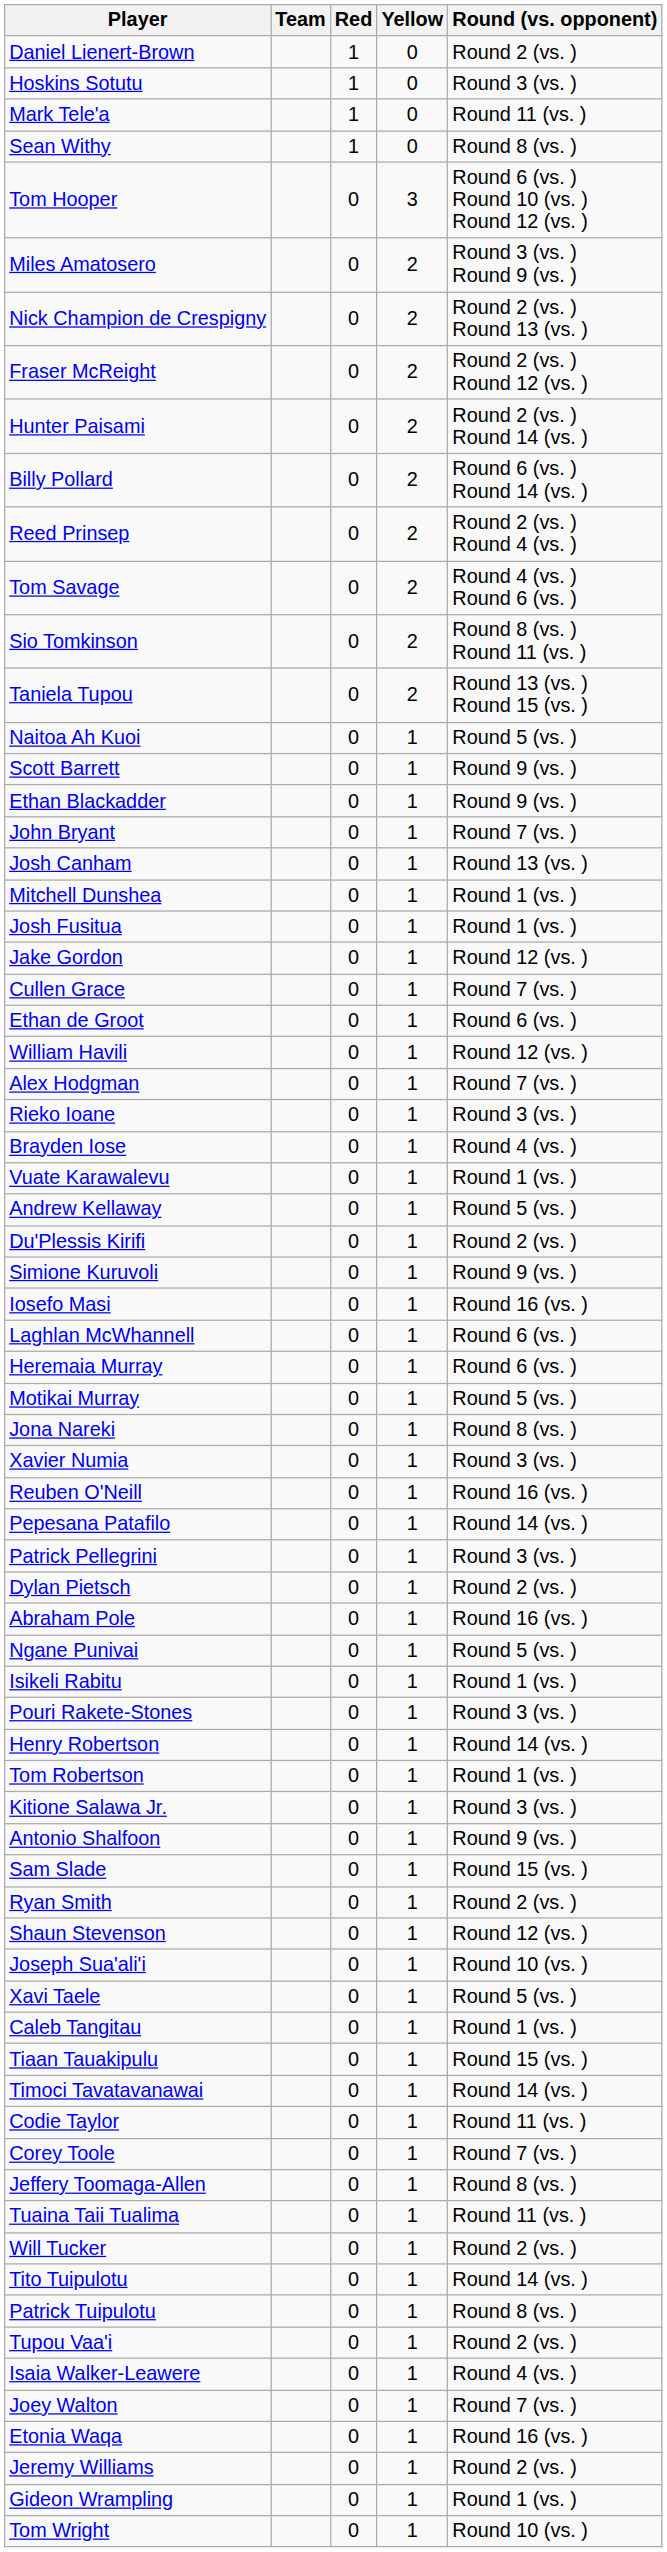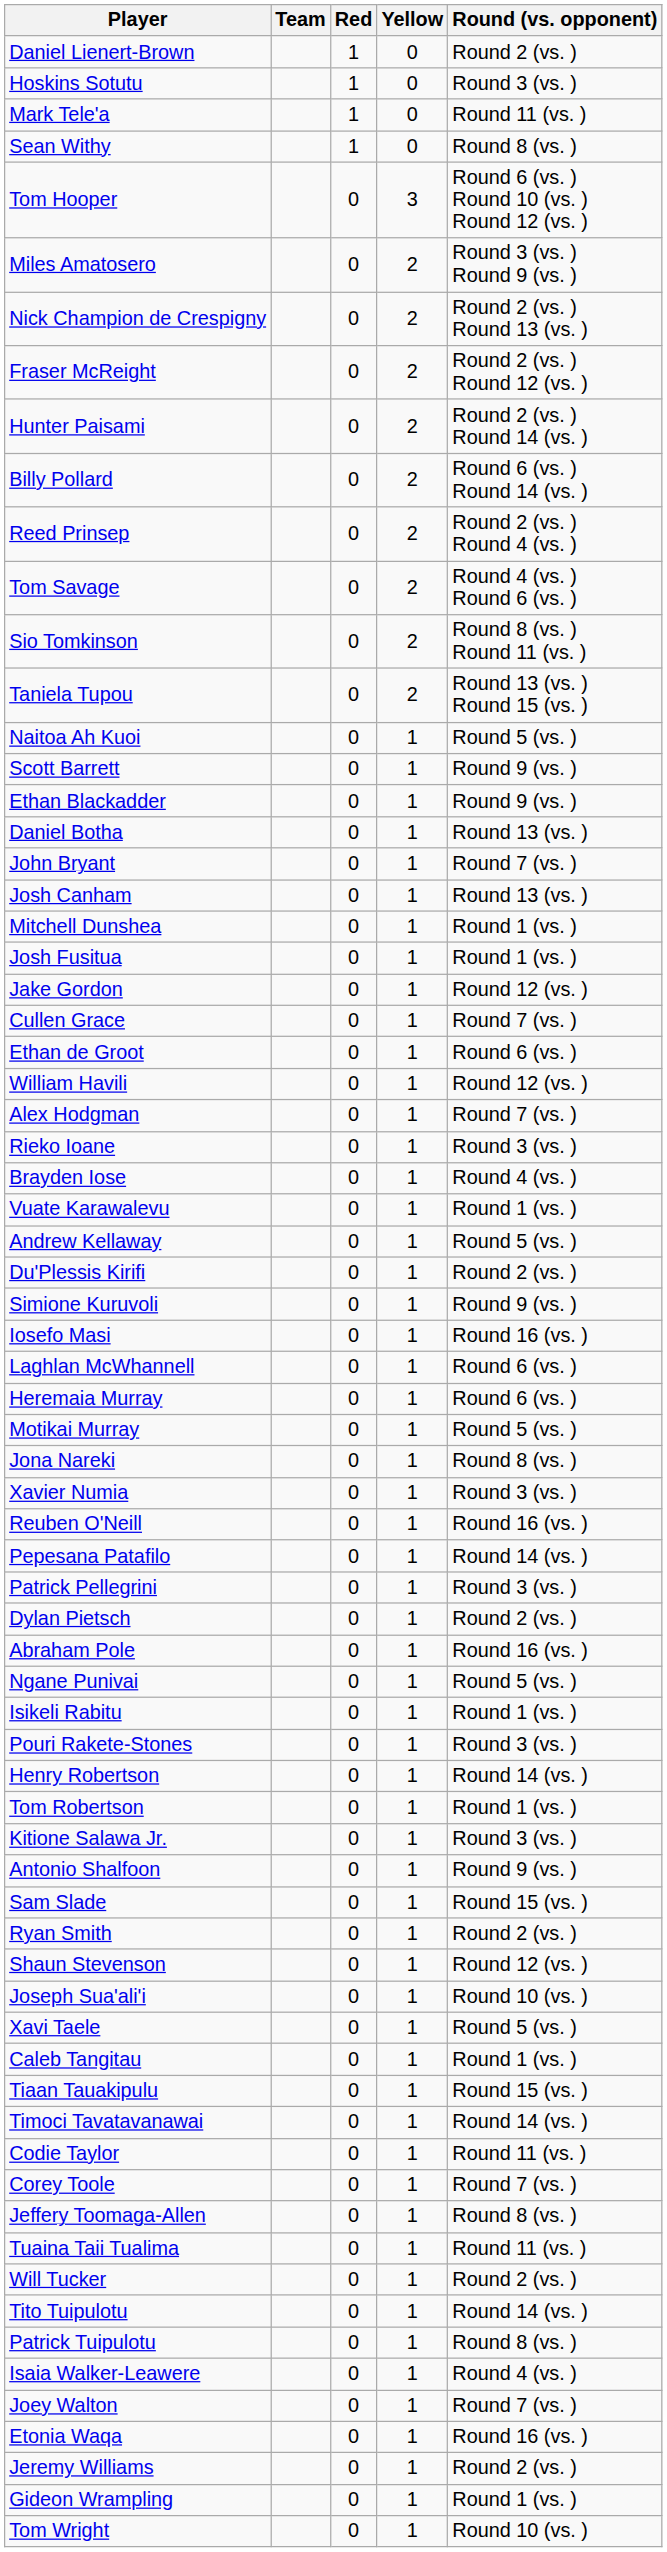+ row: (66, 832)
- row: (61, 2342)
